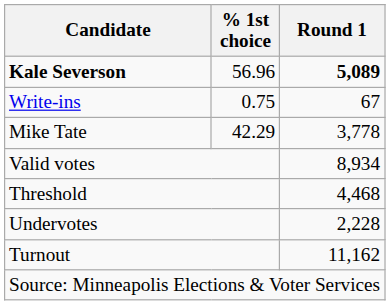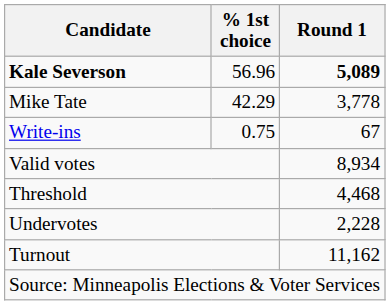rows swapped: (48, 132) <-> (45, 102)
